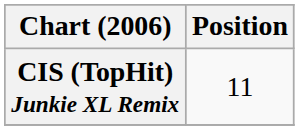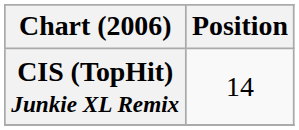(240, 86) 11 -> (240, 86) 14
